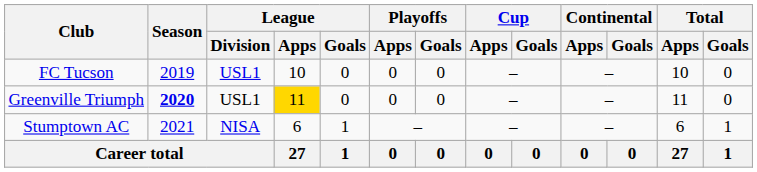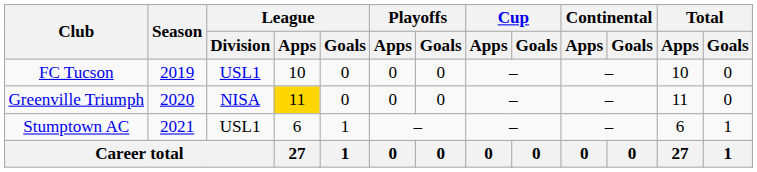(177, 99) bold -> (177, 99) normal
(240, 99) USL1 -> (240, 99) NISA
(240, 126) NISA -> (240, 126) USL1
